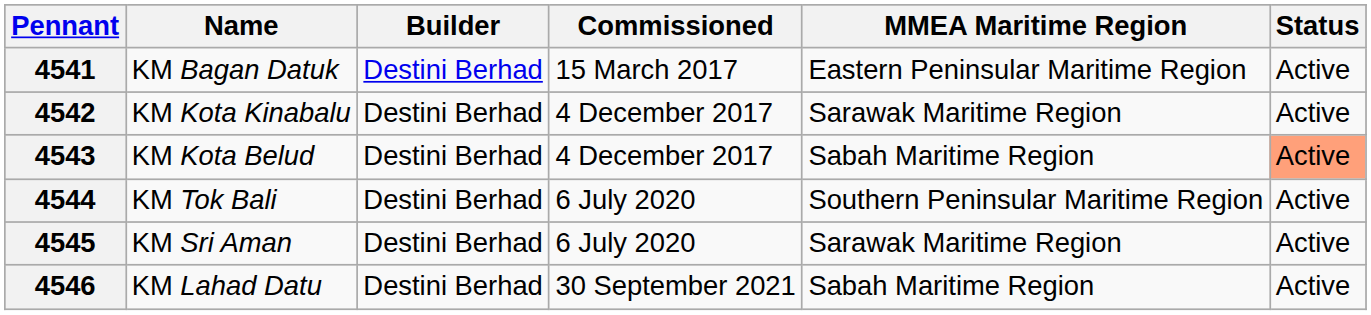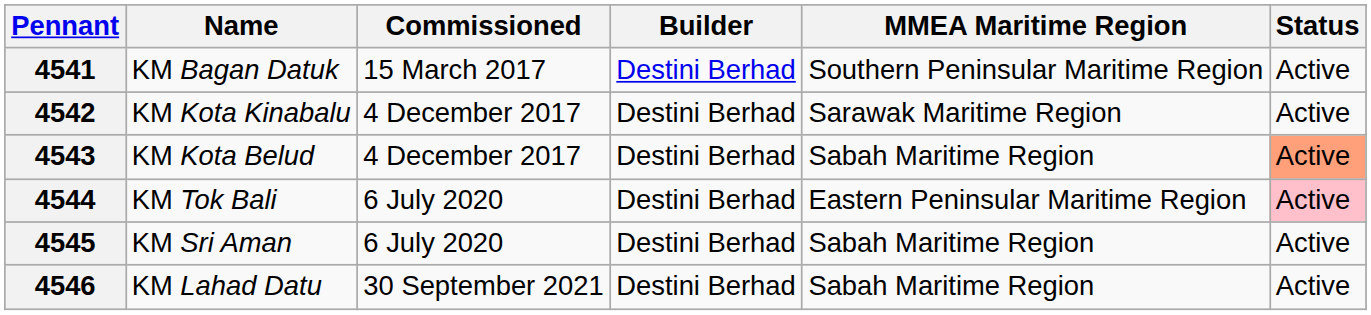columns swapped: (453, 26) <-> (676, 26)
(1027, 69) Eastern Peninsular Maritime Region -> (1036, 69) Southern Peninsular Maritime Region
(1036, 199) Southern Peninsular Maritime Region -> (1027, 199) Eastern Peninsular Maritime Region
(1313, 199) no background -> (1313, 199) pink background
(965, 243) Sarawak Maritime Region -> (951, 243) Sabah Maritime Region
